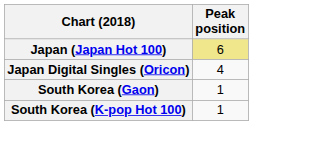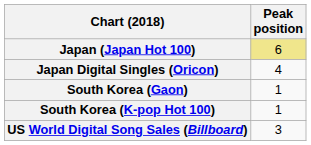+ row: (127, 130)
